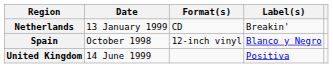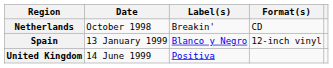columns swapped: (207, 12) <-> (284, 12)
(127, 26) 13 January 1999 -> (119, 26) October 1998
(119, 41) October 1998 -> (127, 41) 13 January 1999
